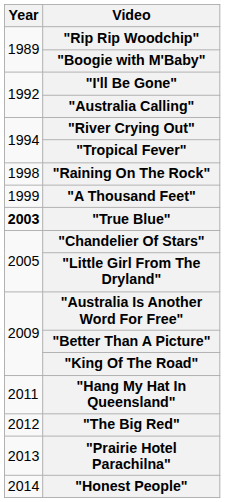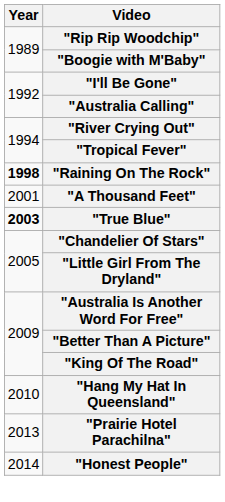(24, 173) normal -> (24, 173) bold
(24, 196) 1999 -> (24, 196) 2001
(23, 394) 2011 -> (24, 394) 2010
- row: (131, 425)
